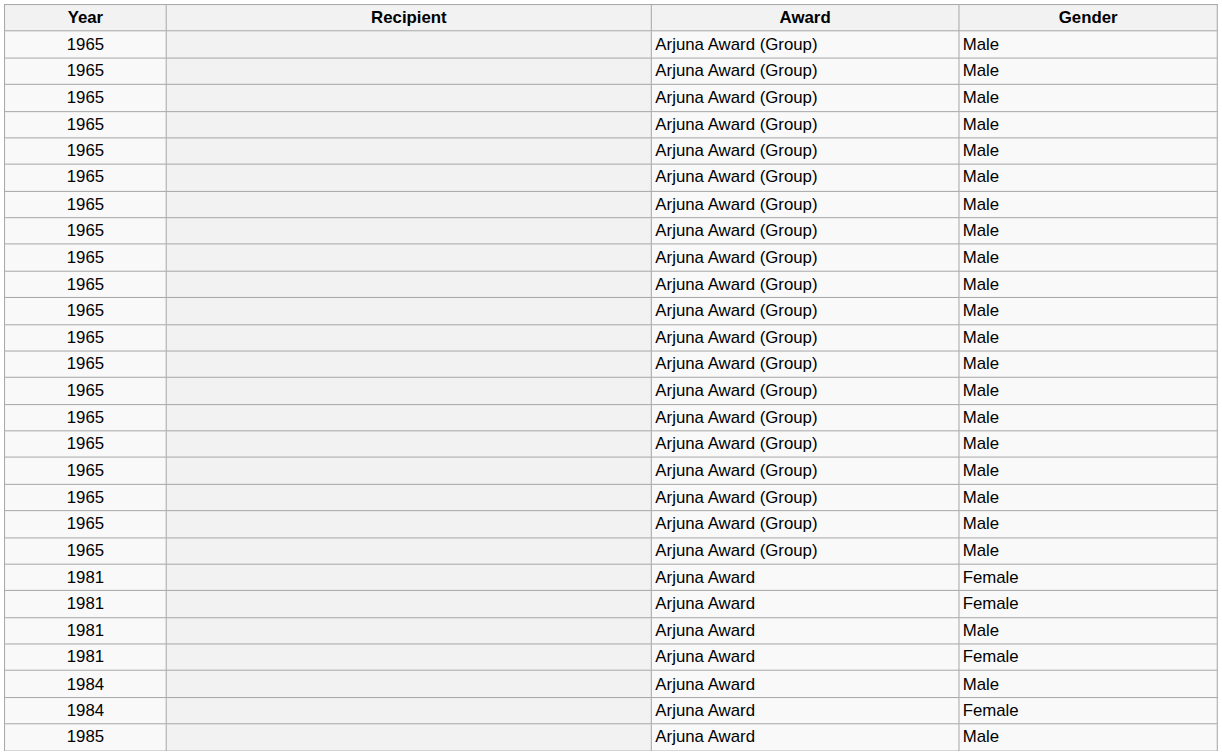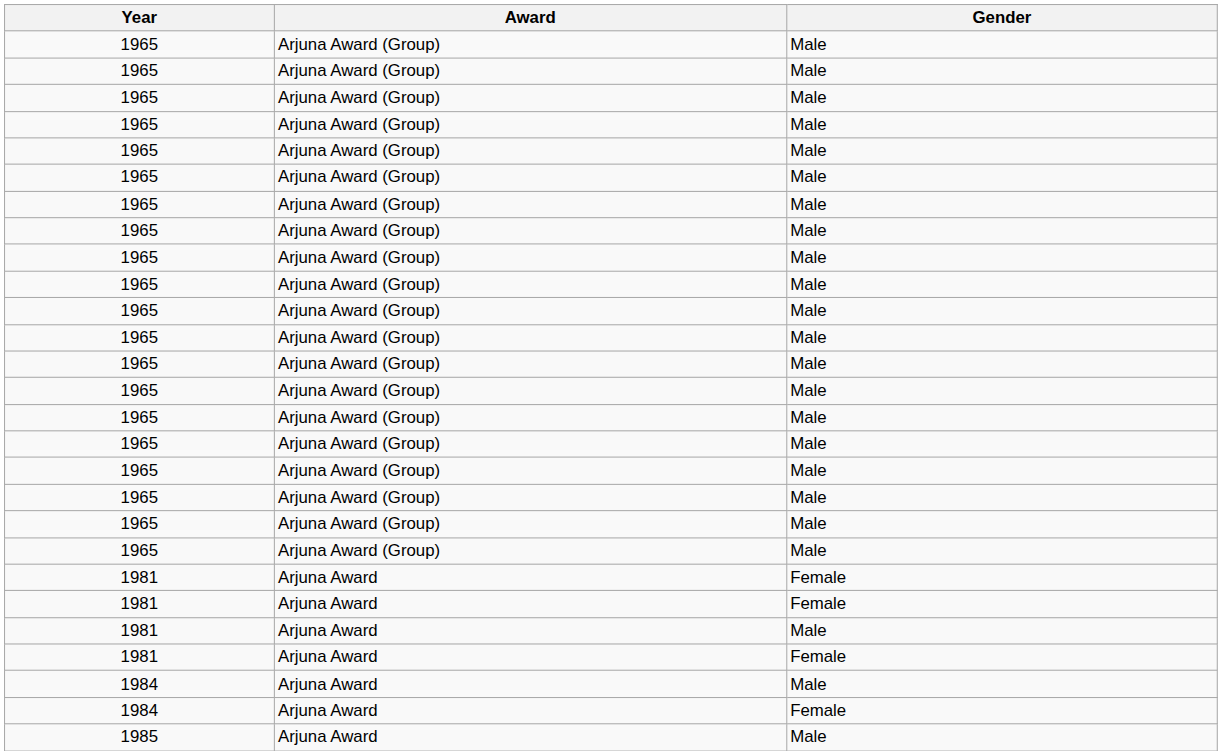- column: (409, 17)
